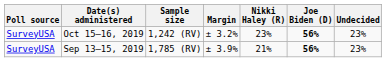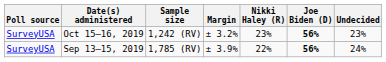(264, 49) 21% -> (264, 49) 22%
(358, 49) 23% -> (358, 49) 24%
